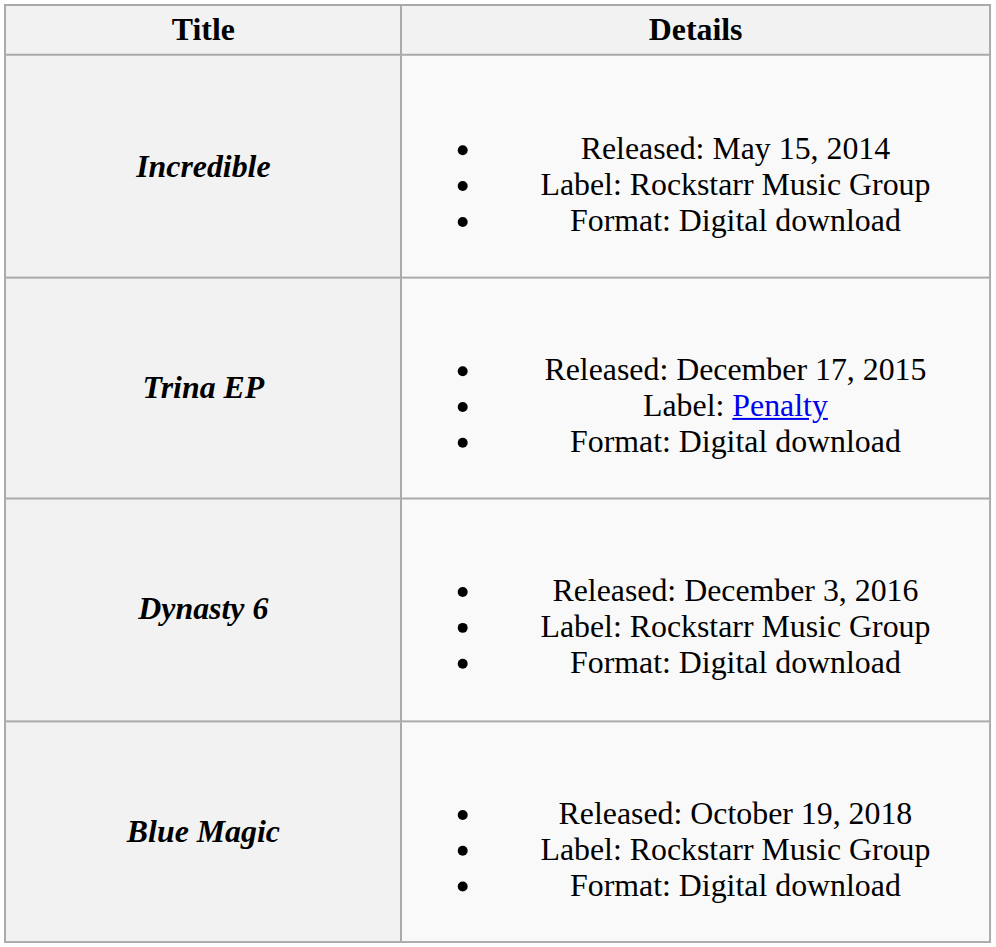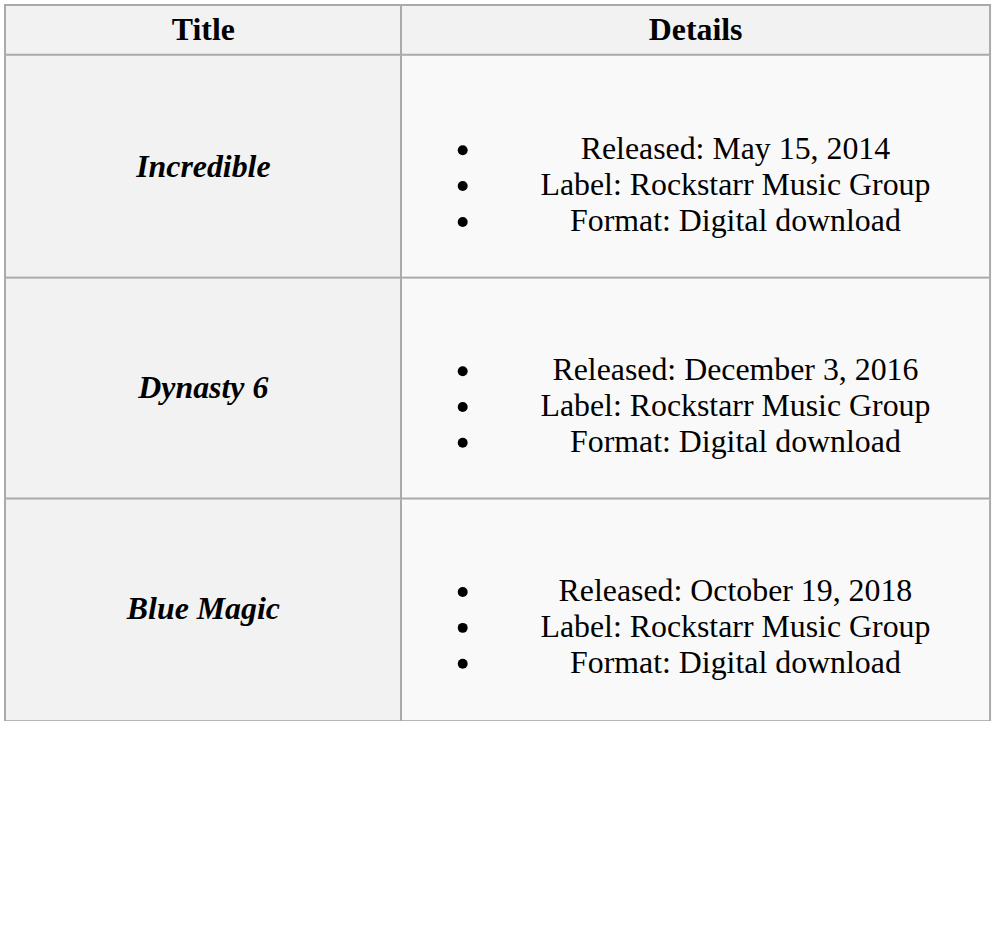- row: (203, 387)
